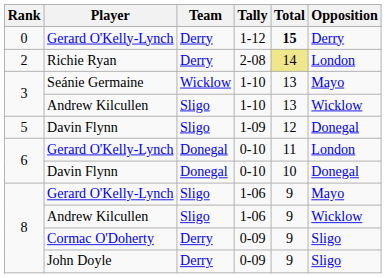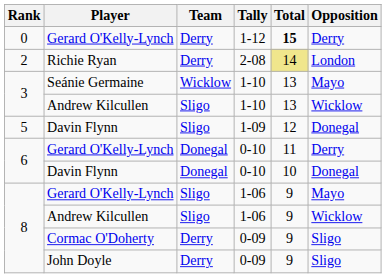(333, 149) London -> (328, 149) Derry
